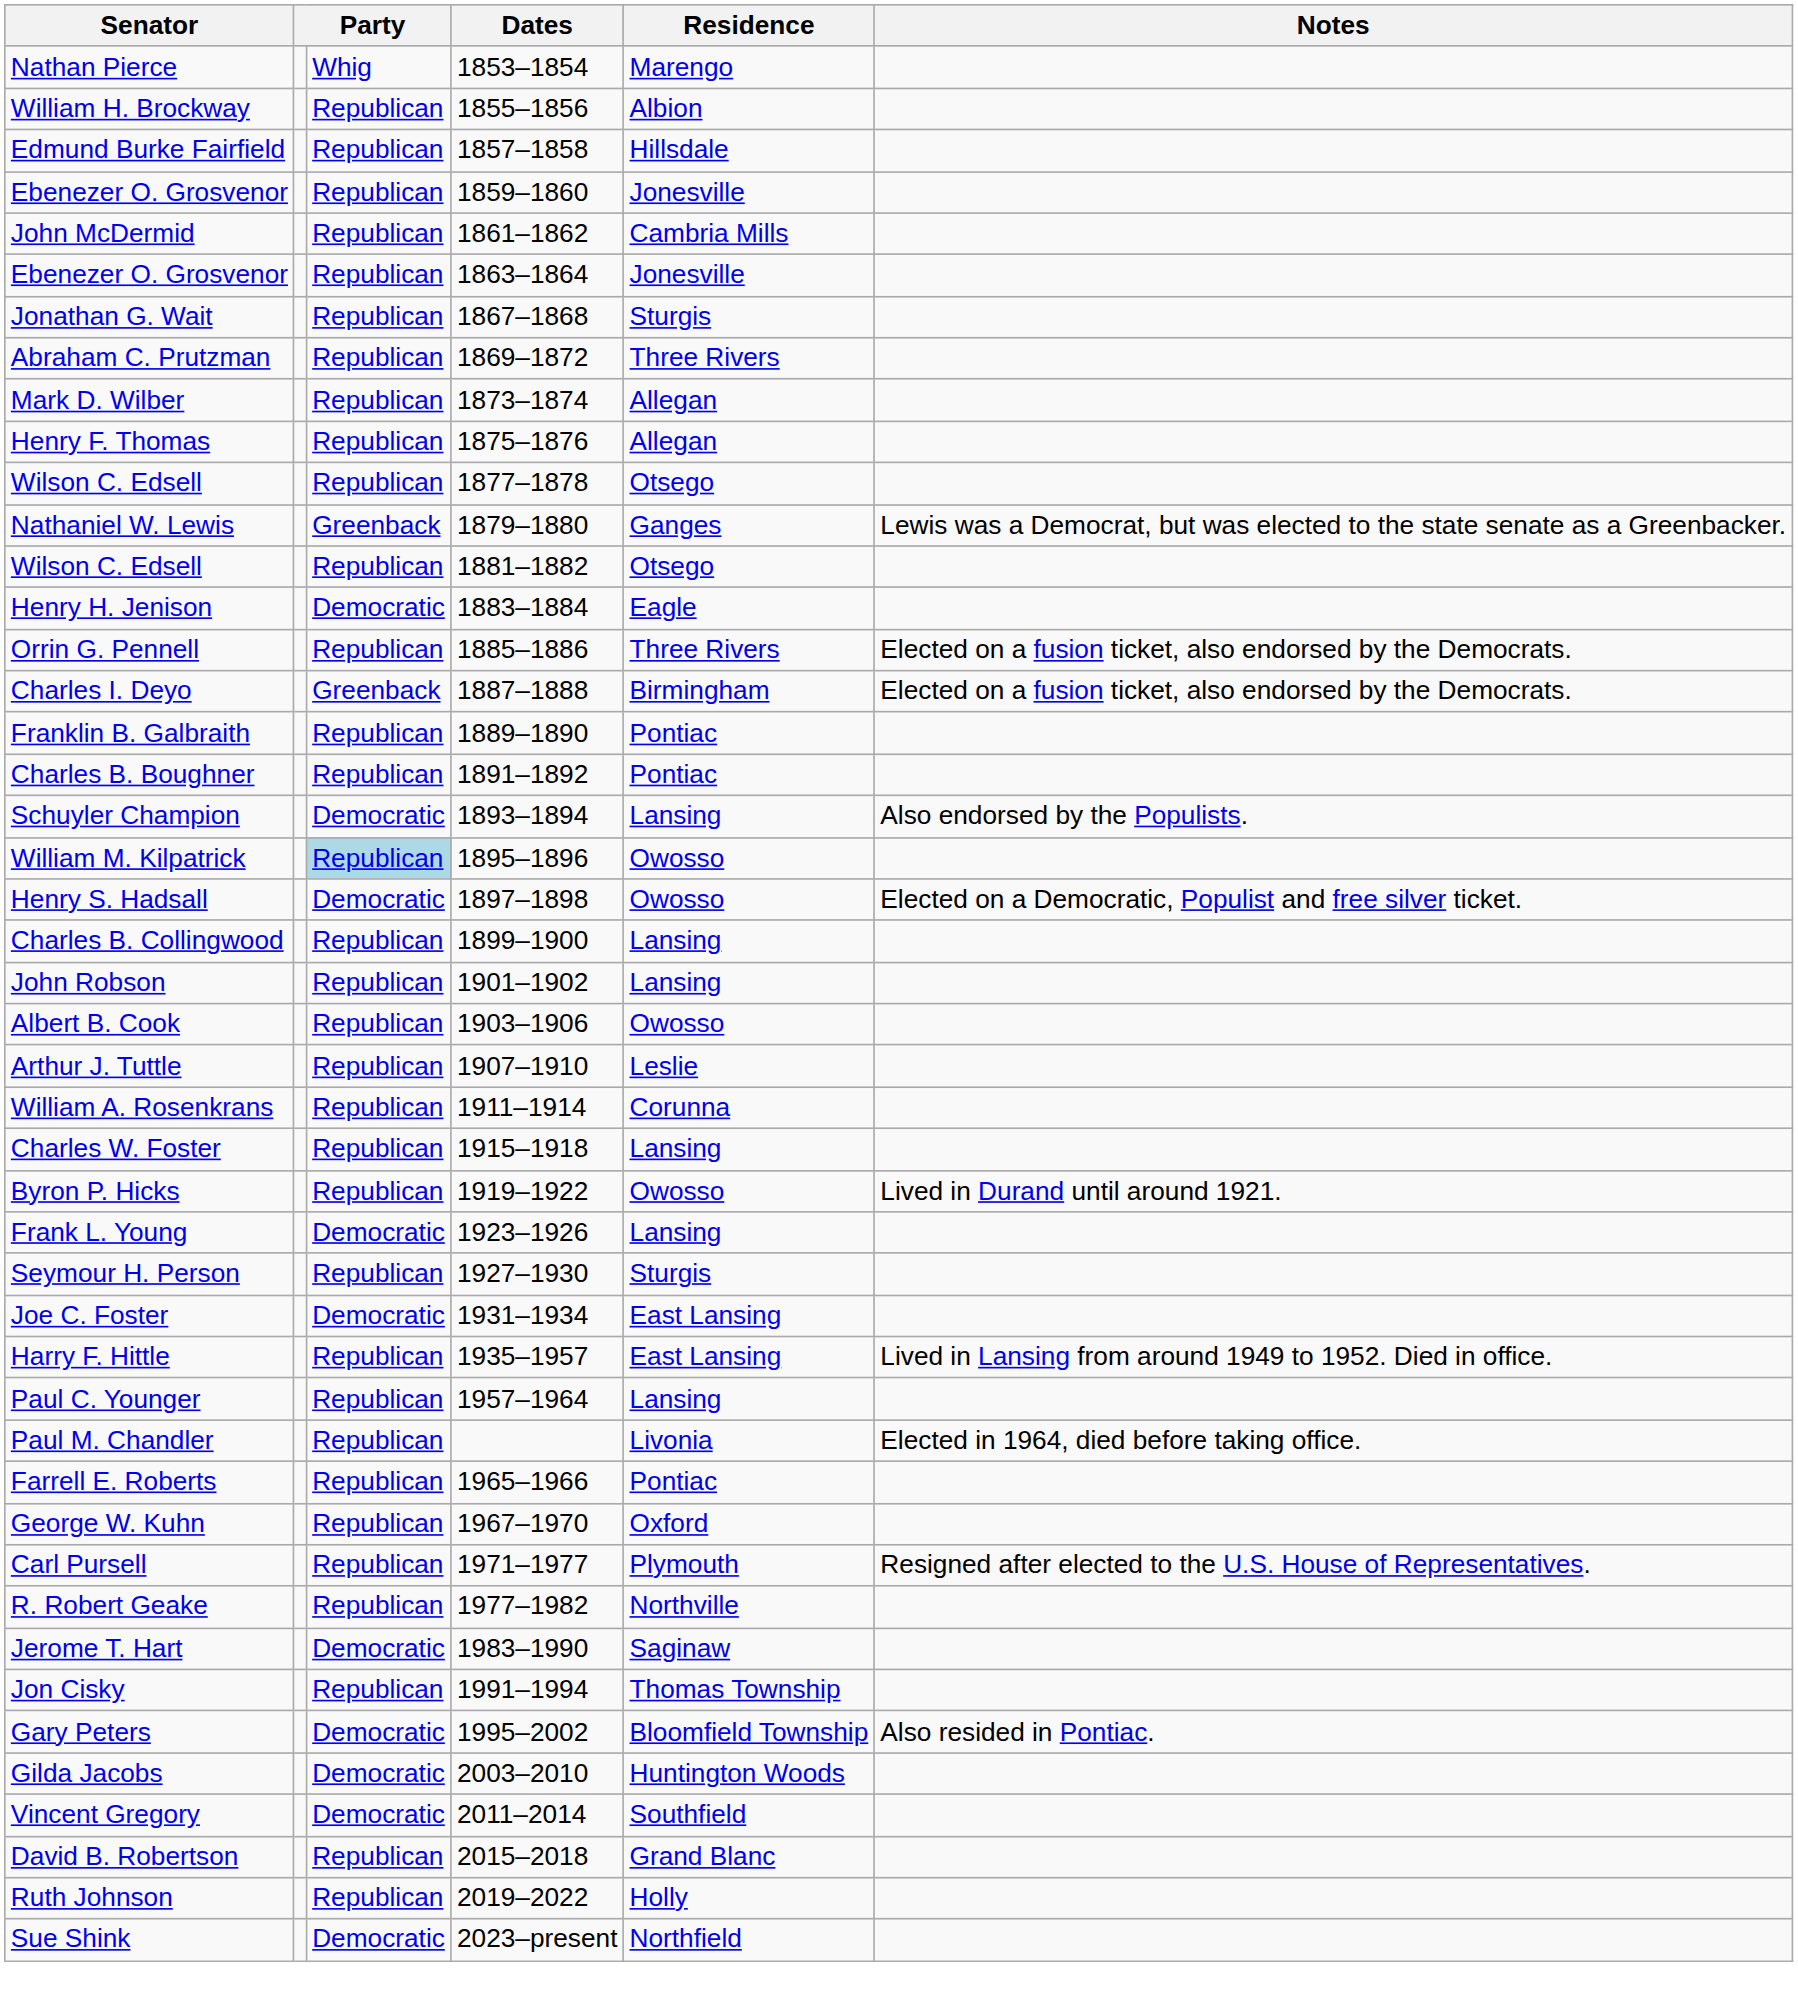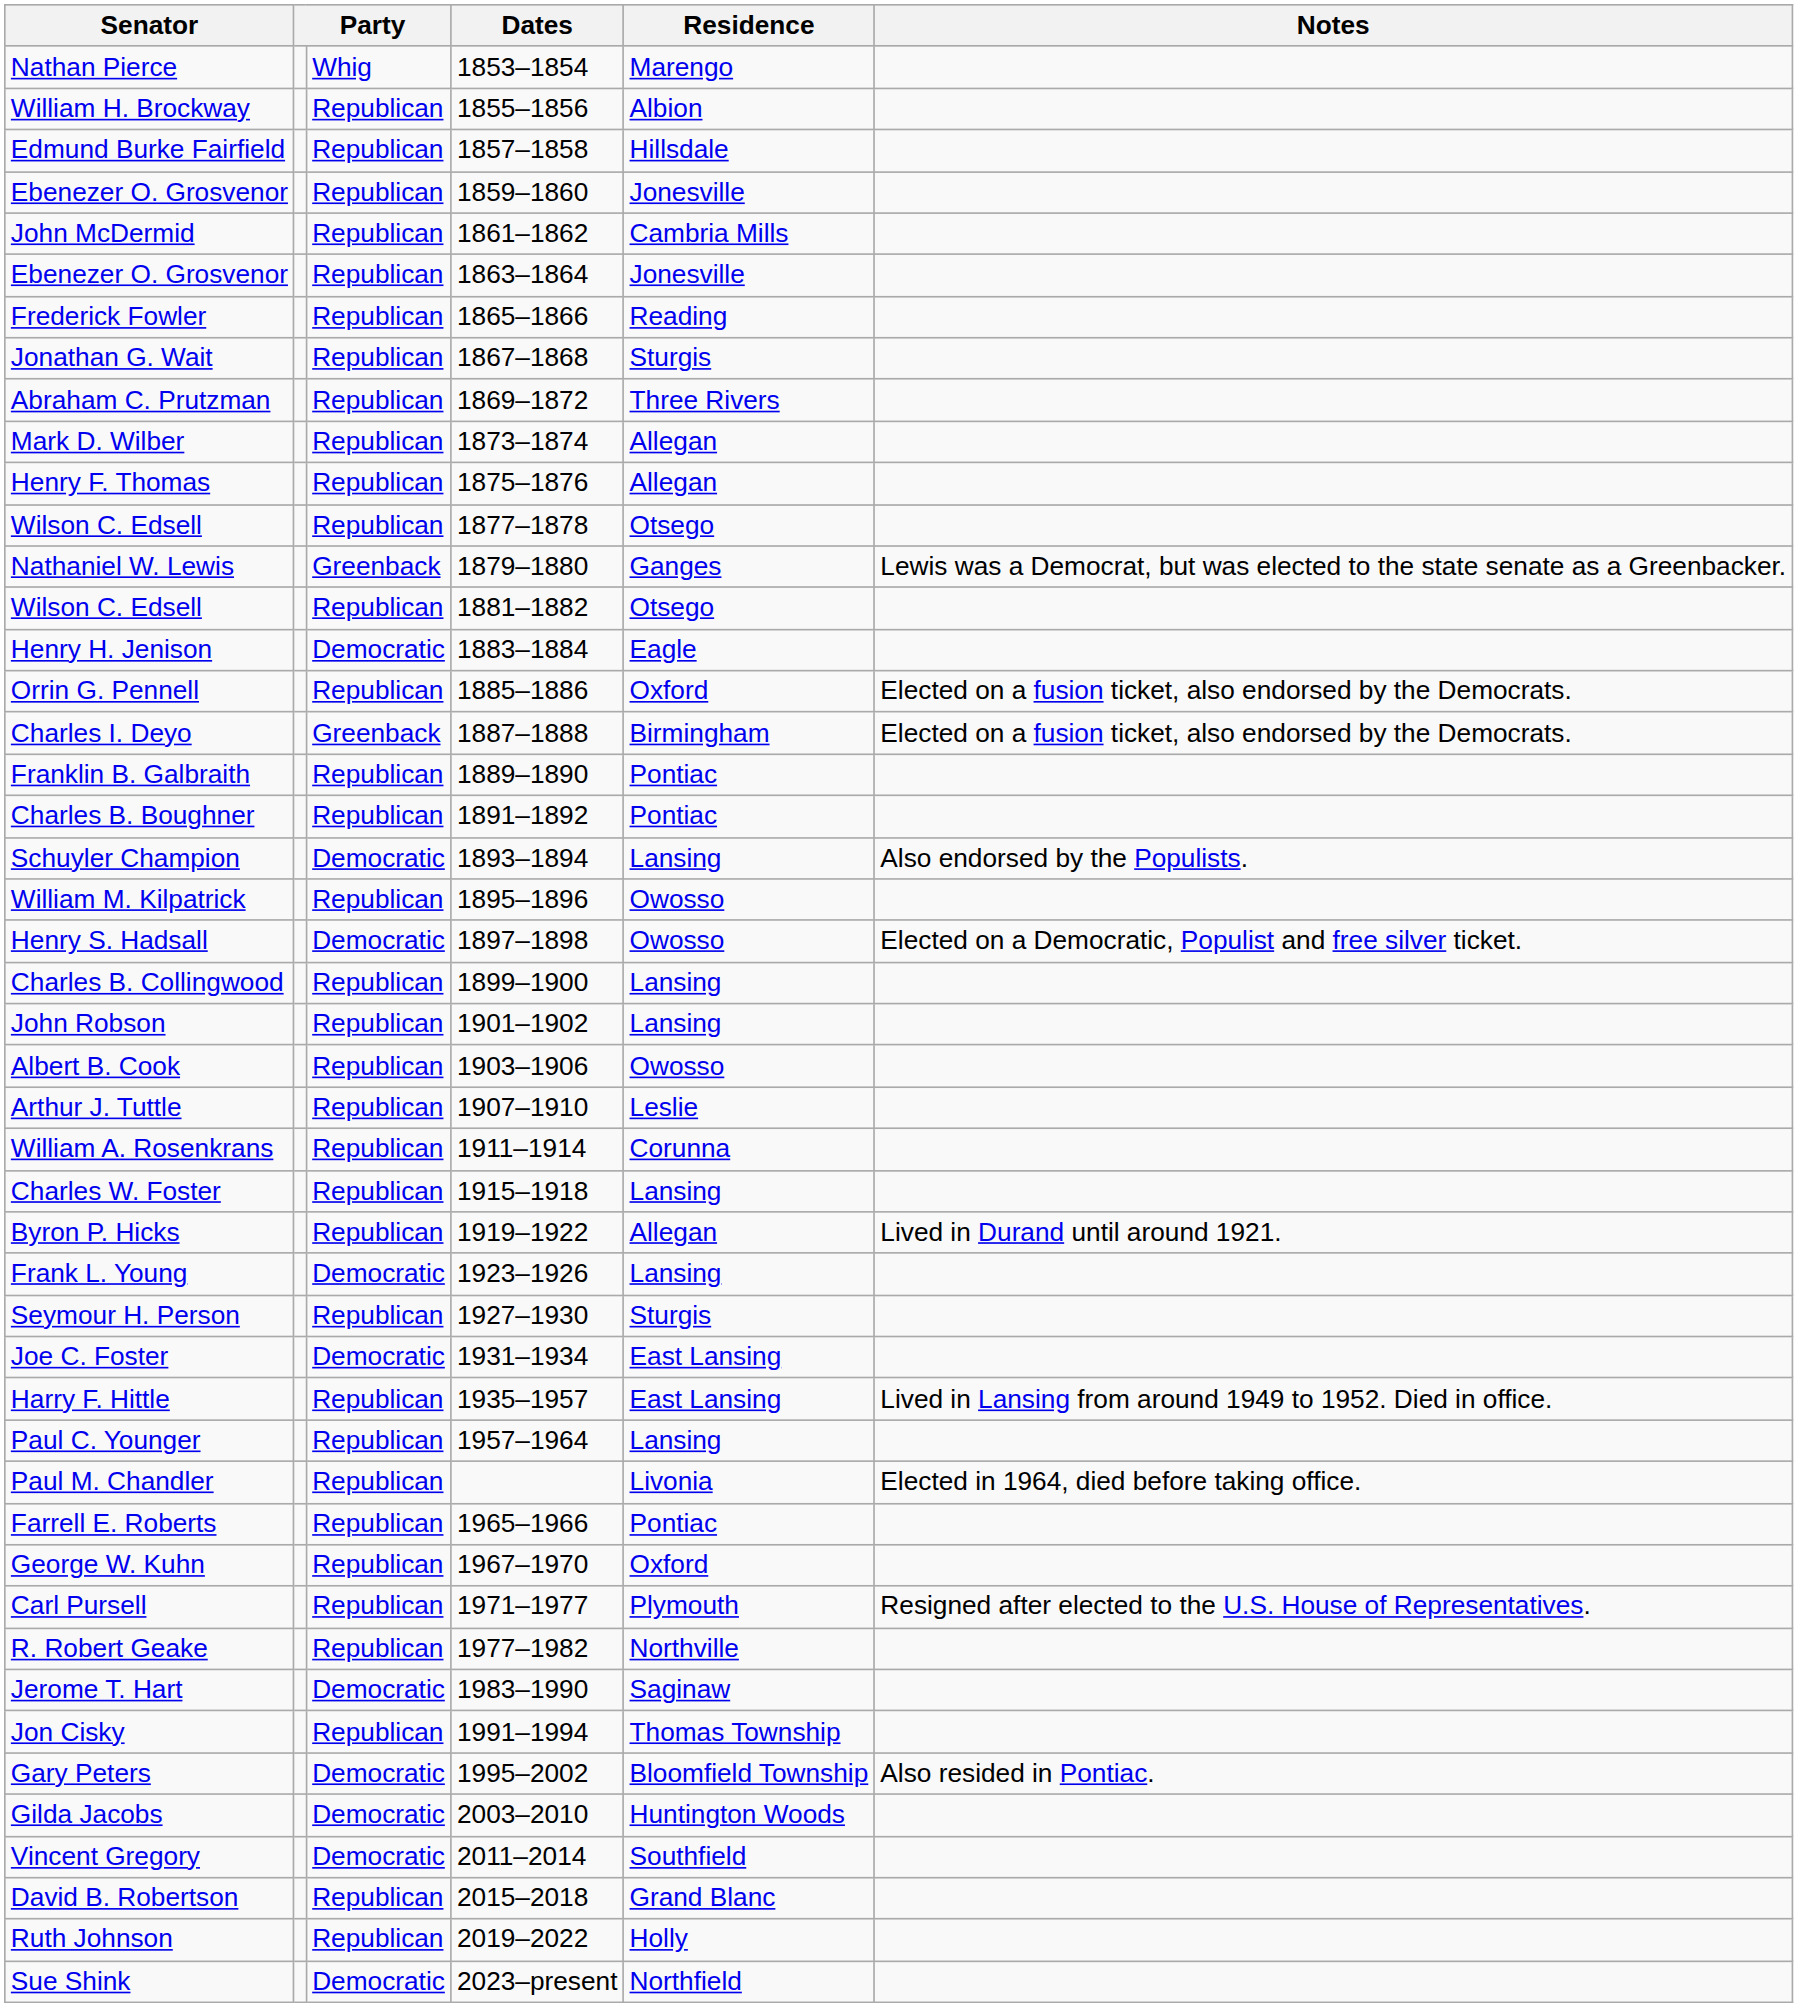+ row: (109, 316)
(705, 649) Three Rivers -> (669, 691) Oxford
(378, 857) lightblue background -> (378, 899) no background
(677, 1190) Owosso -> (673, 1232) Allegan
